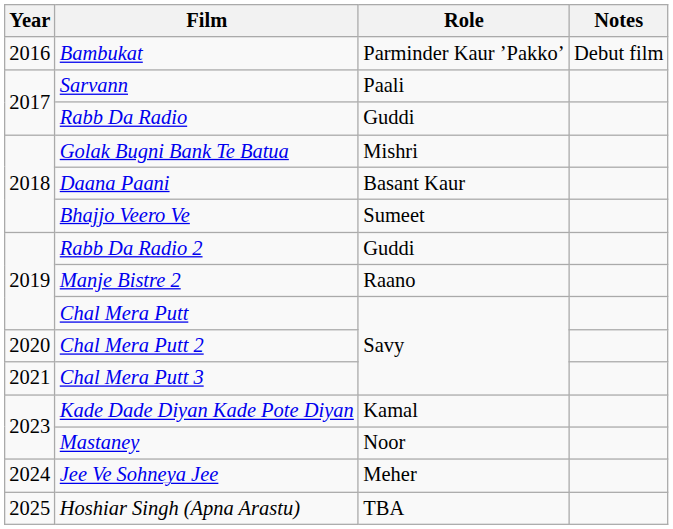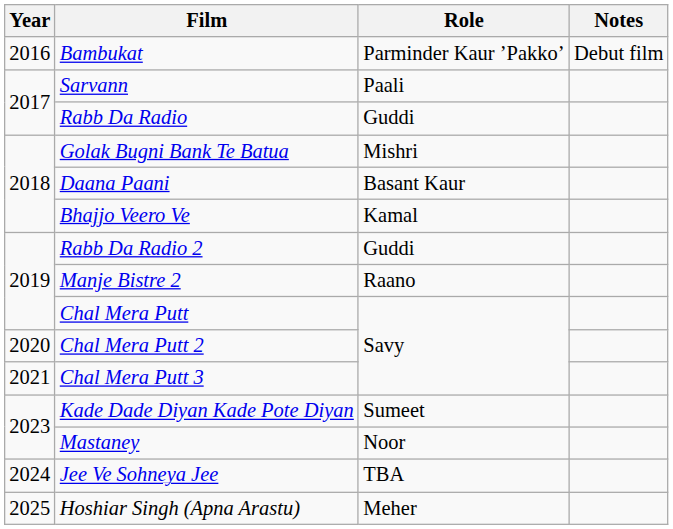(394, 215) Sumeet -> (391, 215) Kamal
(391, 410) Kamal -> (394, 410) Sumeet
(390, 475) Meher -> (384, 475) TBA
(384, 507) TBA -> (390, 507) Meher
